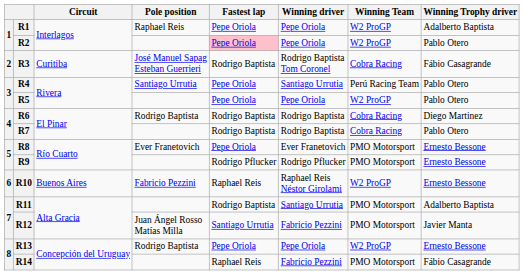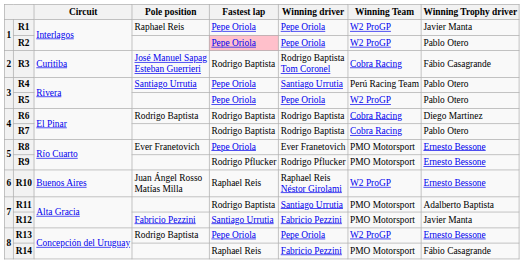(459, 27) Adalberto Baptista -> (448, 27) Javier Manta
(165, 183) Fabricio Pezzini -> (168, 183) Juan Ángel Rosso Matías Milla
(168, 225) Juan Ángel Rosso Matías Milla -> (165, 219) Fabricio Pezzini
